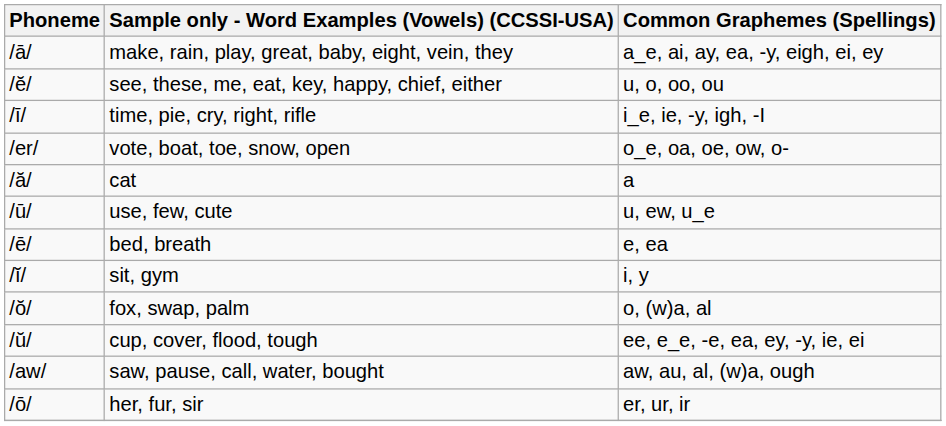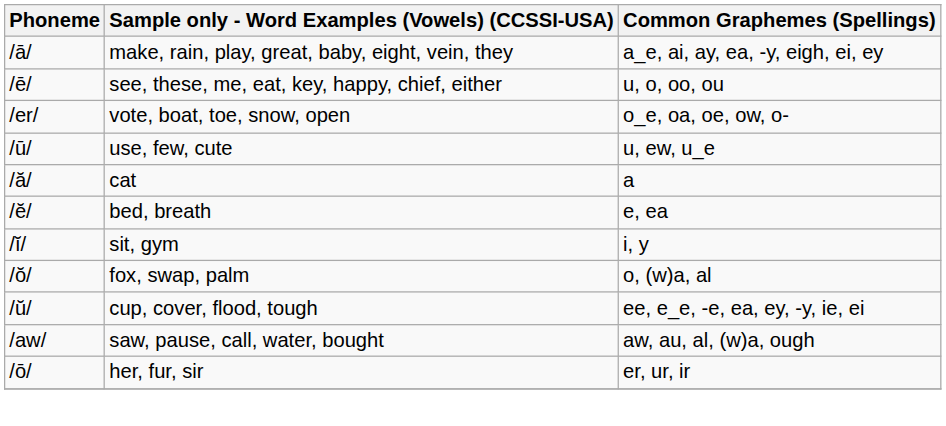(20, 84) /ĕ/ -> (20, 84) /ē/
- row: (213, 116)
rows swapped: (171, 212) <-> (123, 180)
(20, 244) /ē/ -> (20, 212) /ĕ/
